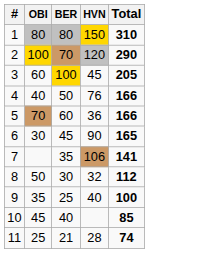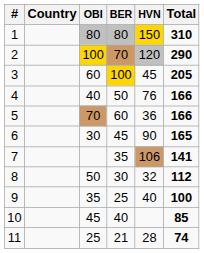+ column: (52, 14)
